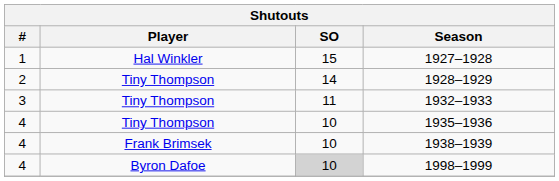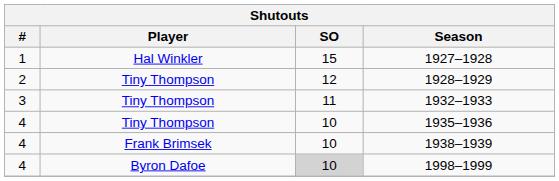(329, 80) 14 -> (329, 80) 12
